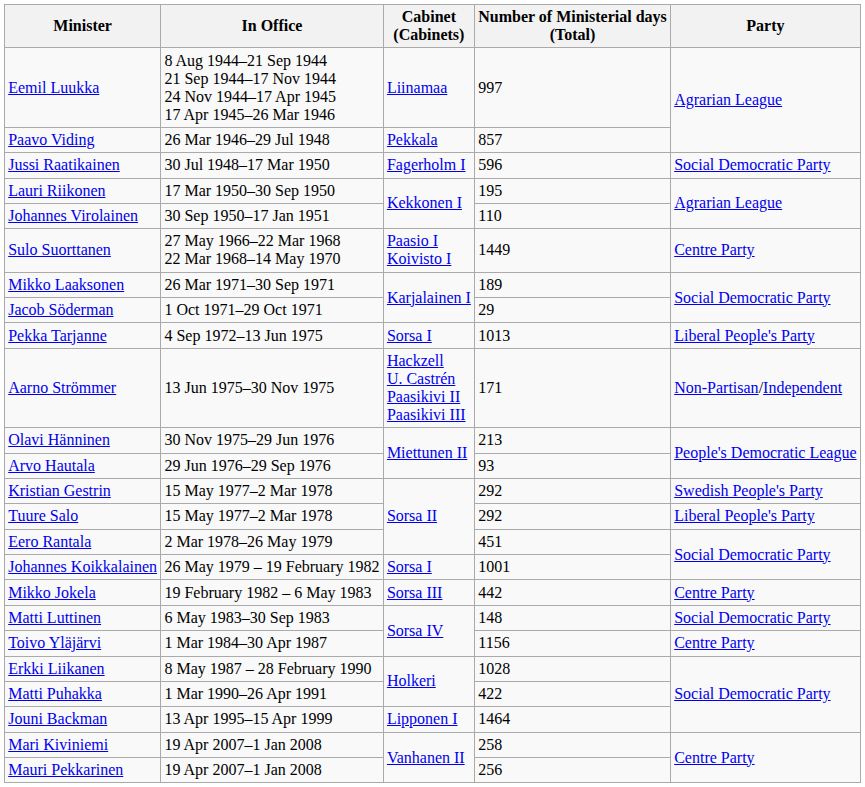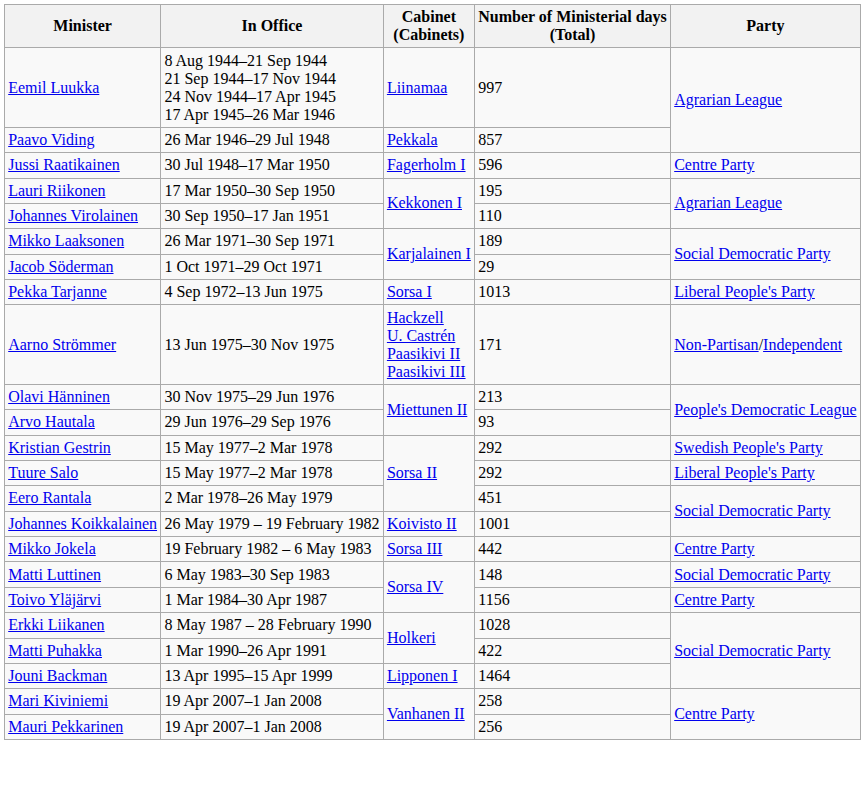(752, 165) Social Democratic Party -> (714, 165) Centre Party
- row: (60, 250)
(409, 567) Sorsa I -> (422, 523) Koivisto II
